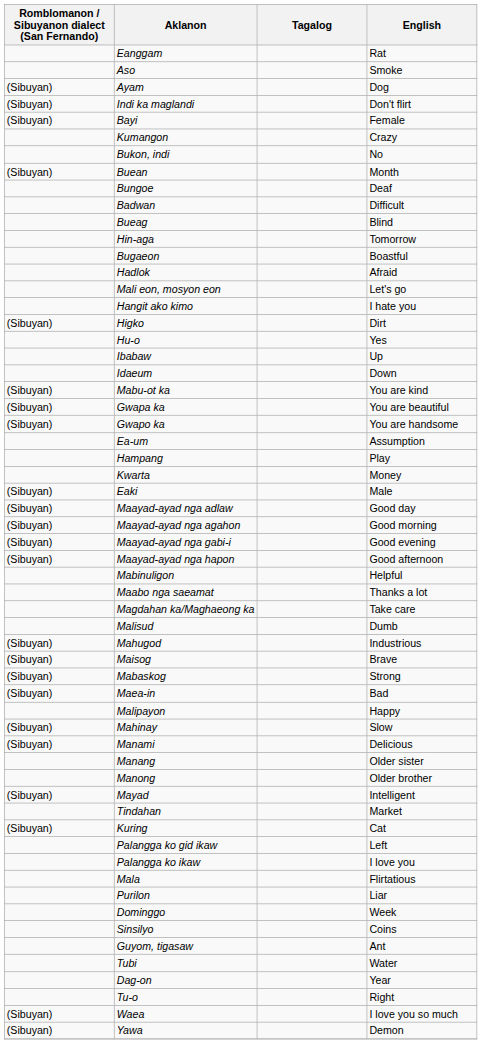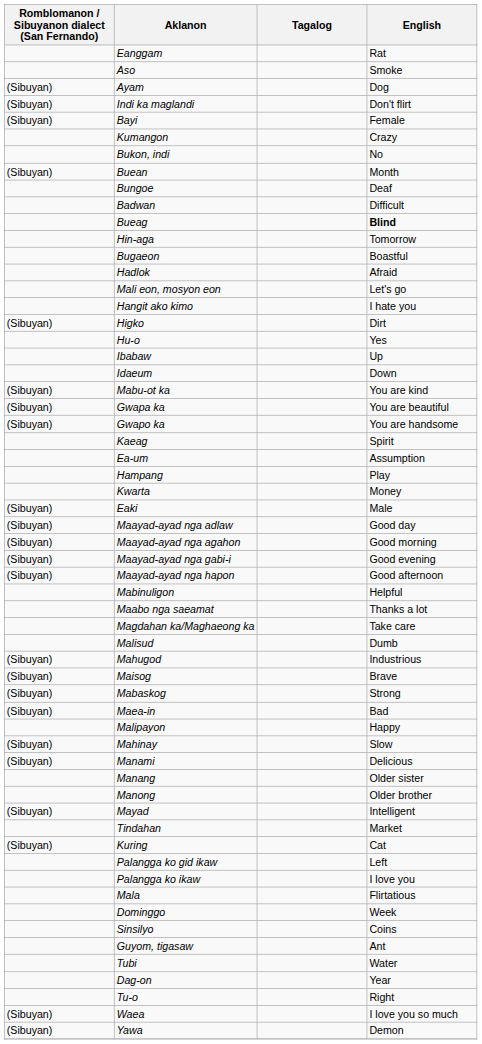(381, 222) normal -> (383, 222) bold
+ row: (132, 441)
- row: (133, 896)
